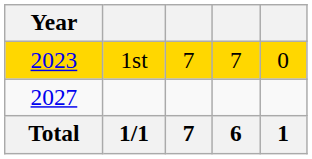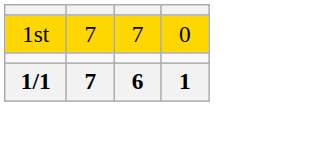- column: (54, 23)
